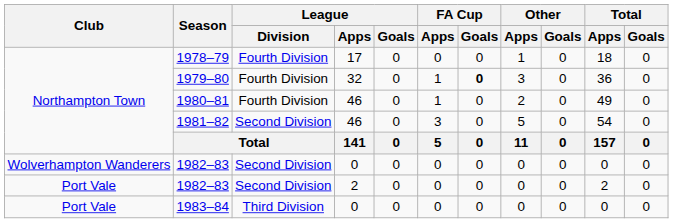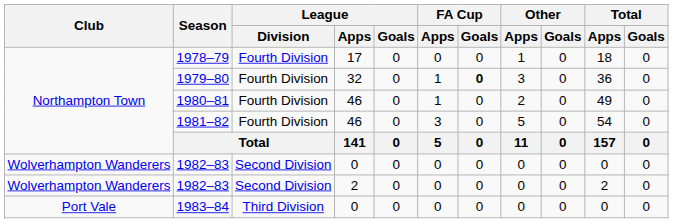(283, 121) Second Division -> (283, 121) Fourth Division
(89, 185) Port Vale -> (89, 185) Wolverhampton Wanderers
